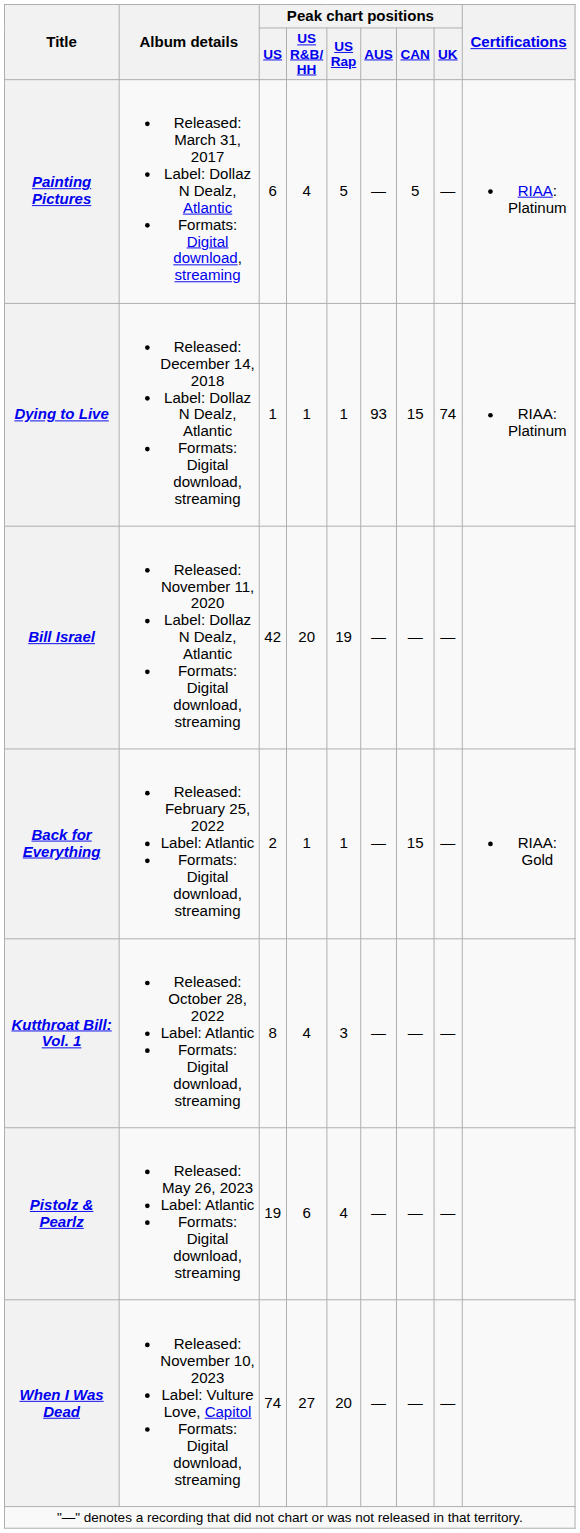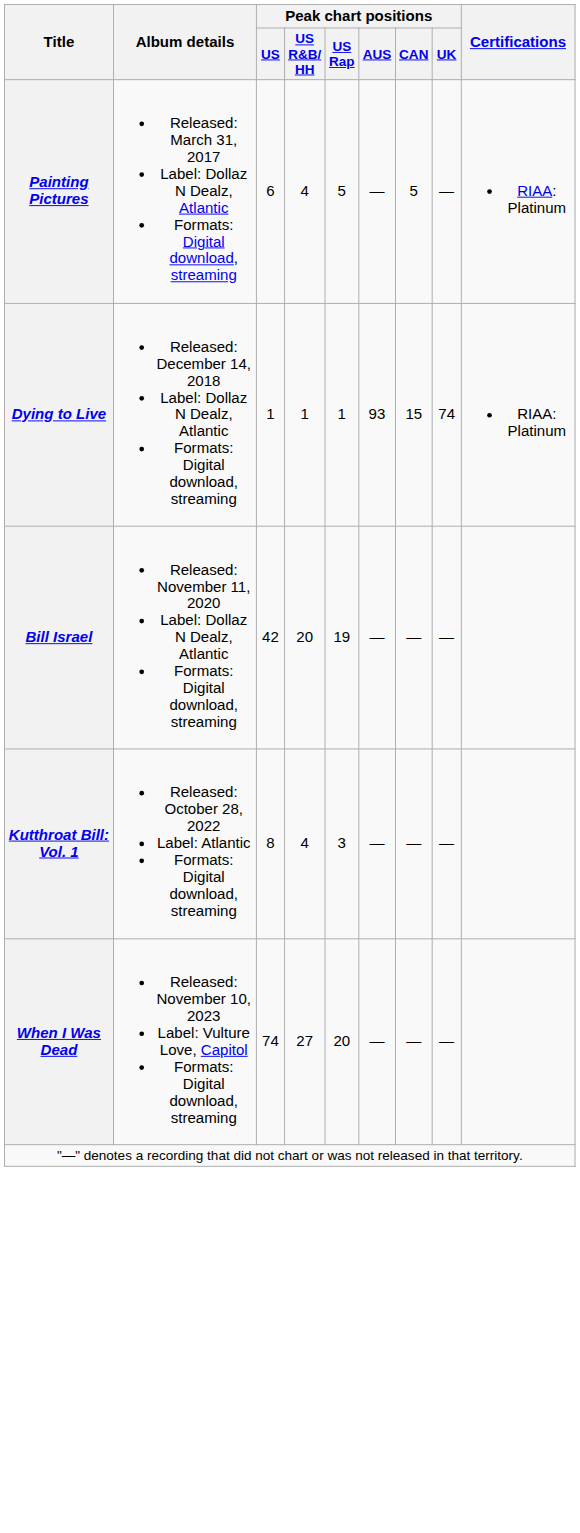- row: (62, 843)
- row: (62, 1213)
